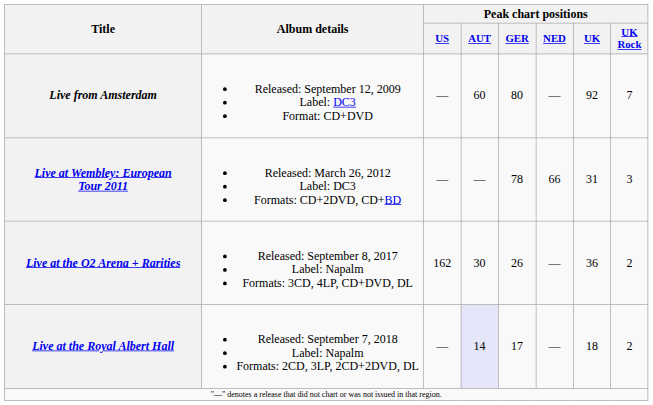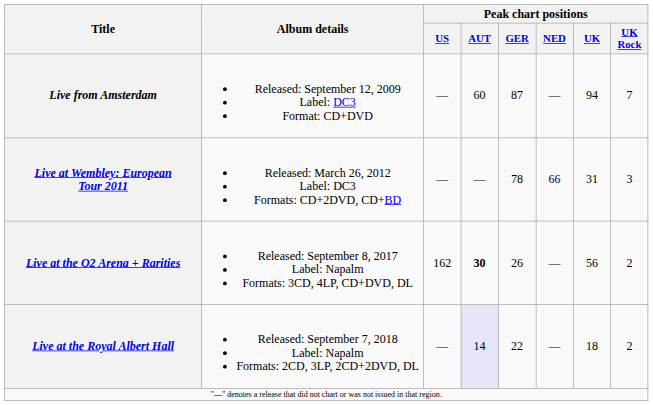(517, 95) 80 -> (517, 95) 87
(592, 95) 92 -> (592, 95) 94
(480, 262) normal -> (480, 262) bold
(592, 262) 36 -> (592, 262) 56
(517, 346) 17 -> (517, 346) 22
